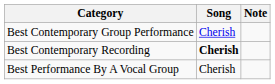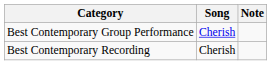(219, 50) bold -> (217, 50) normal
- row: (93, 69)
